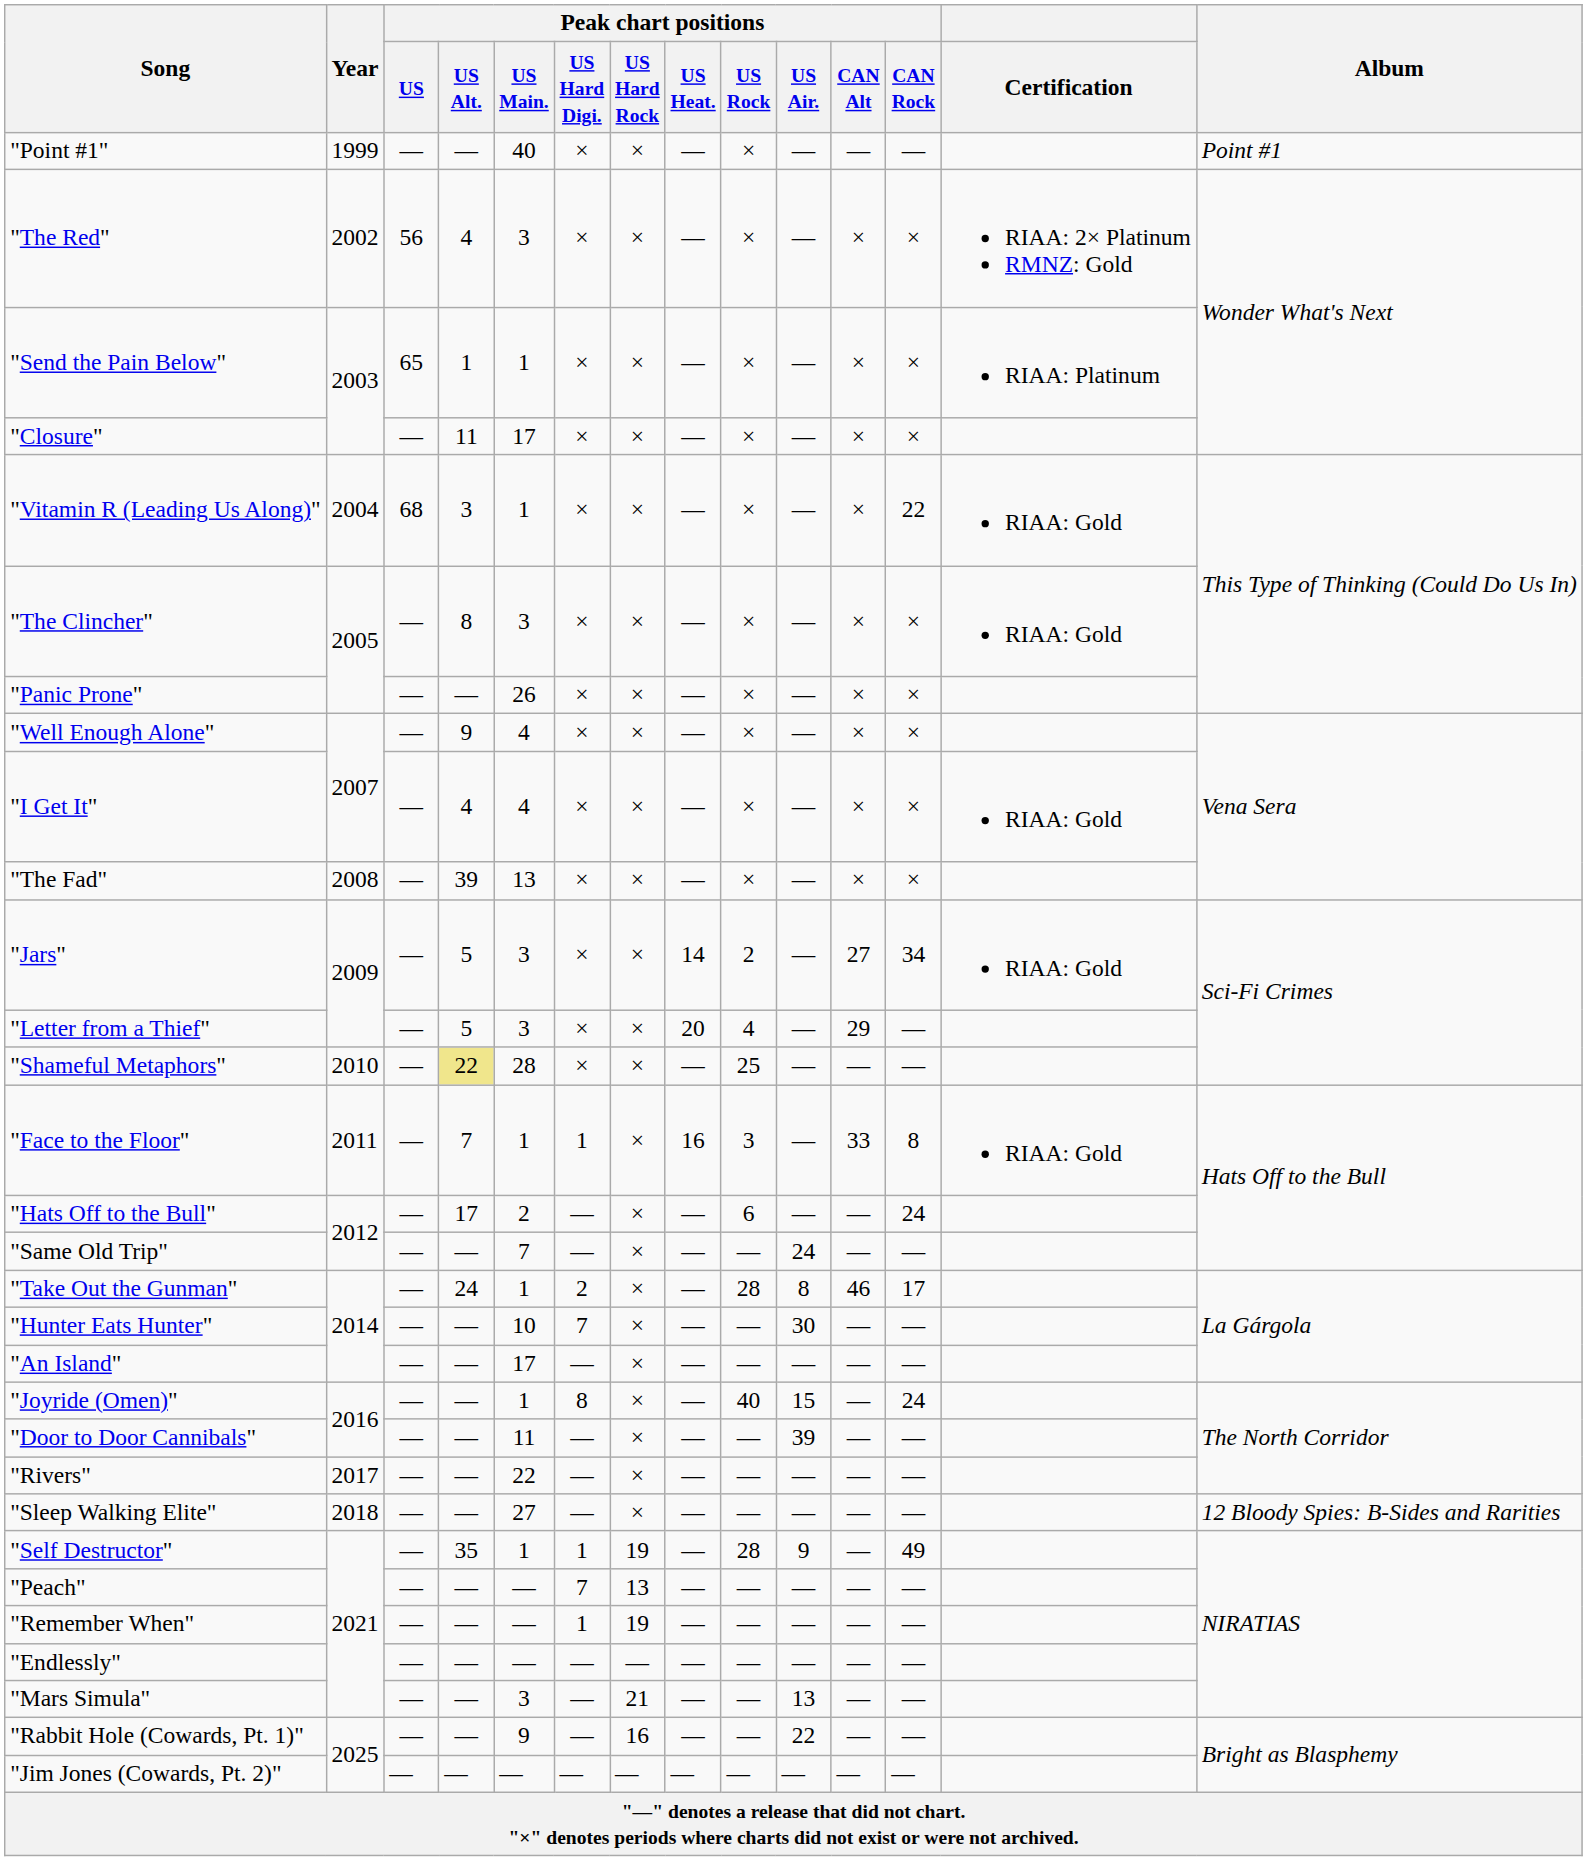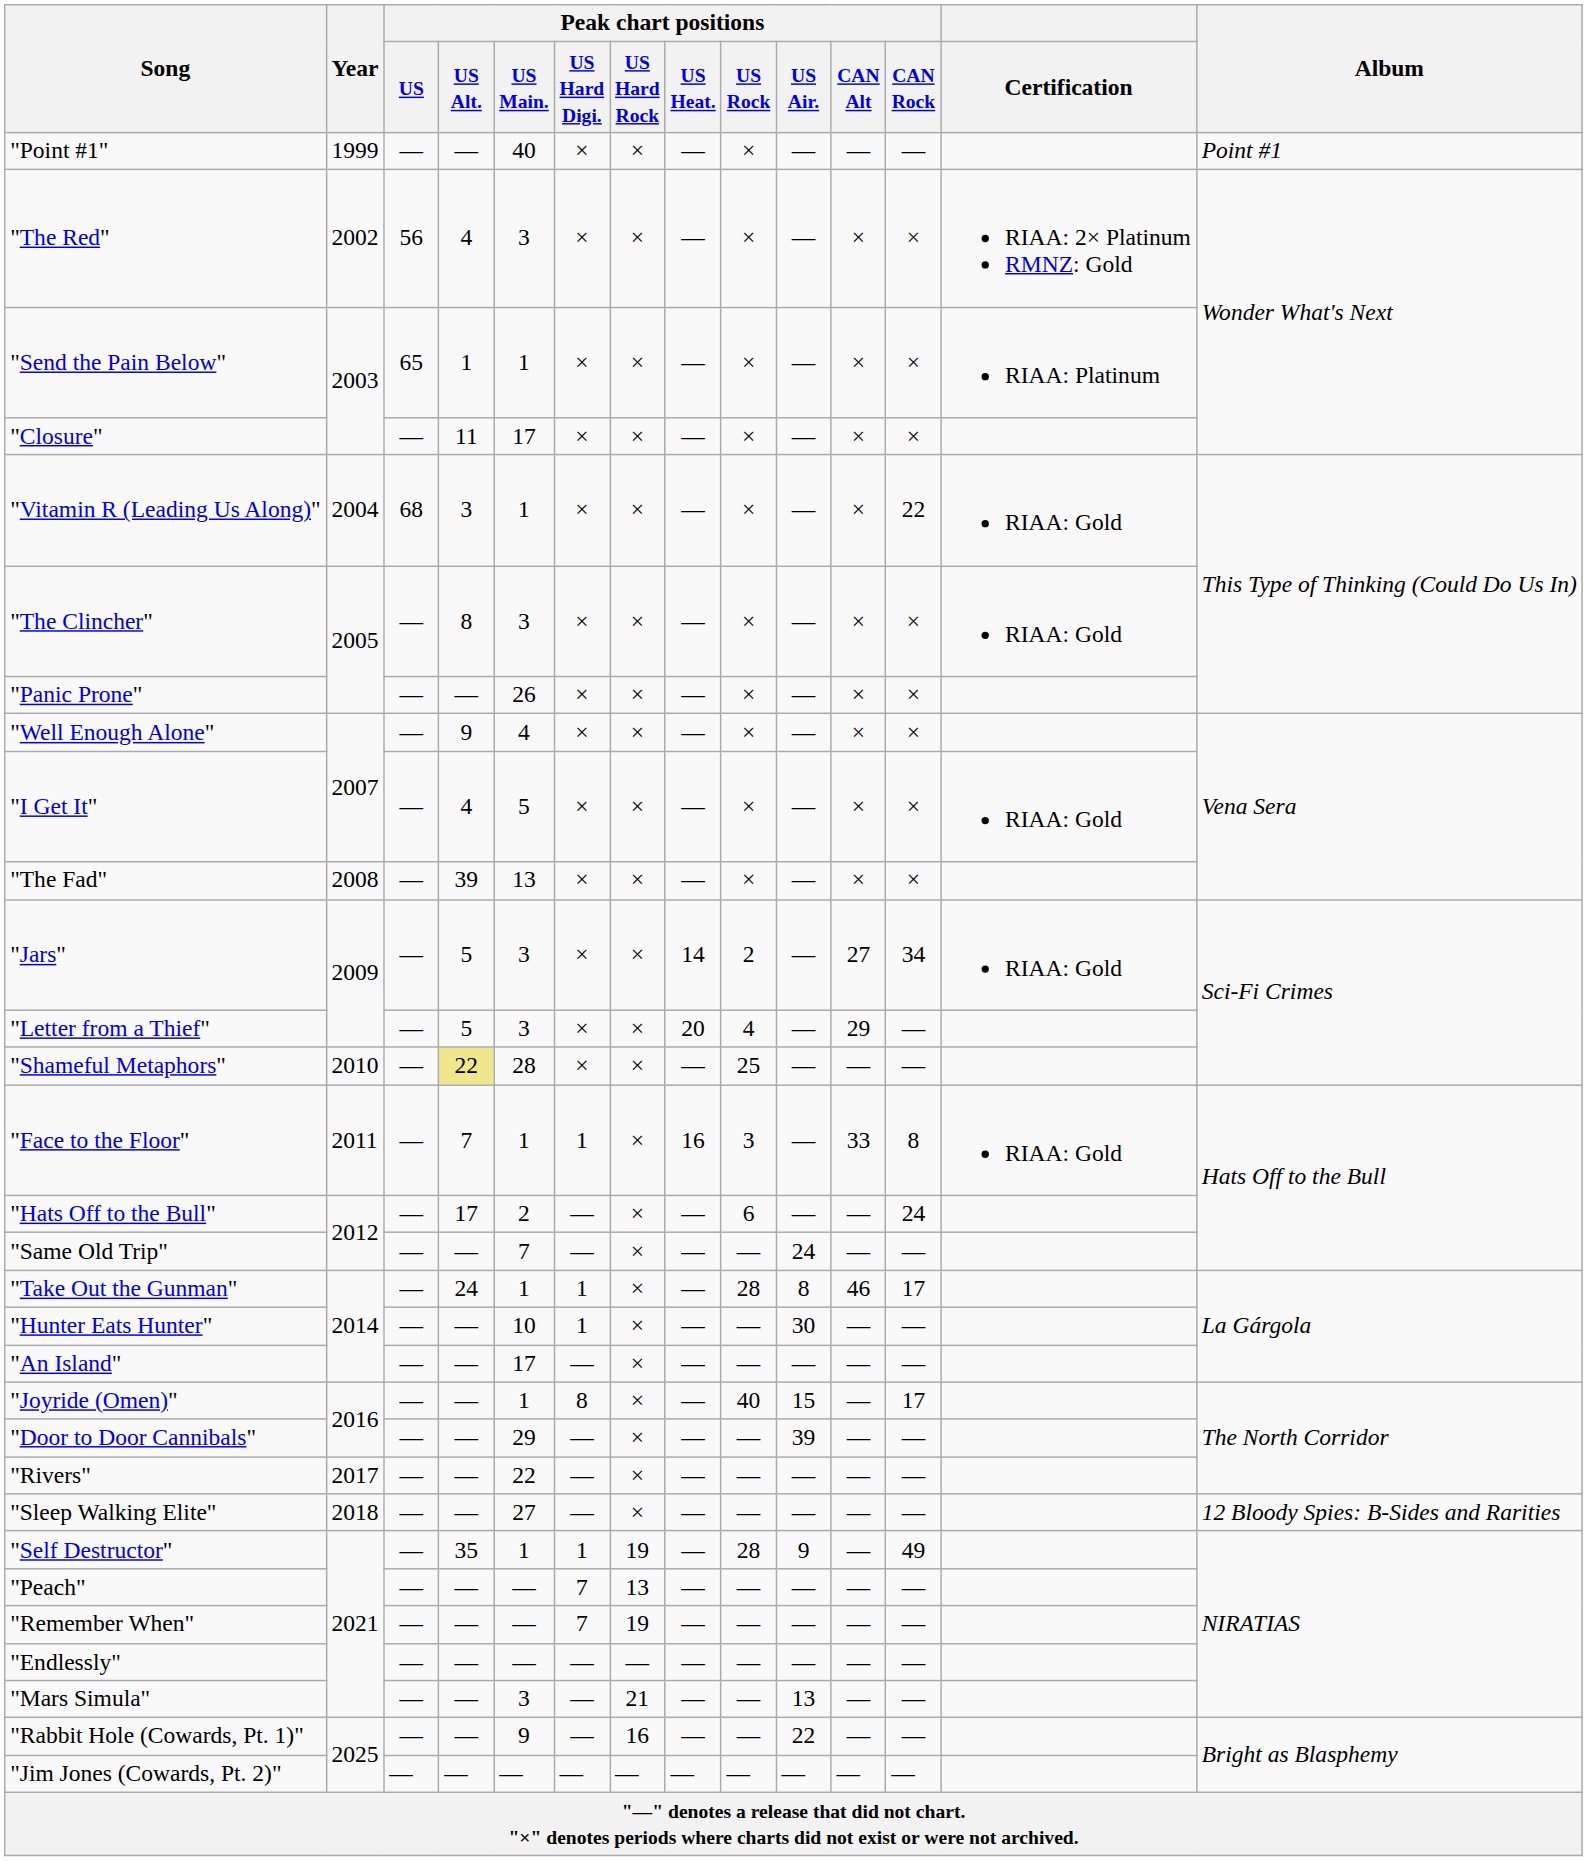(524, 806) 4 -> (524, 806) 5
(582, 1288) 2 -> (582, 1288) 1
(582, 1325) 7 -> (582, 1325) 1
(913, 1400) 24 -> (913, 1400) 17
(524, 1437) 11 -> (524, 1437) 29
(582, 1624) 1 -> (582, 1624) 7
